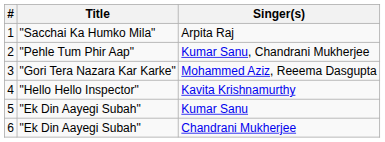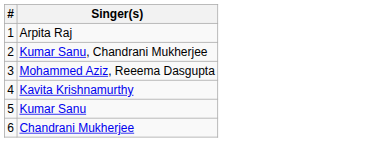- column: (98, 14)
